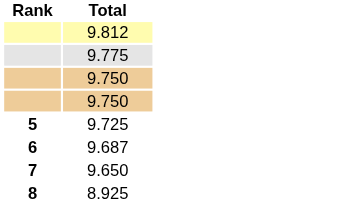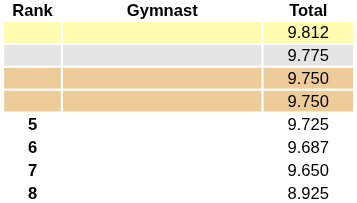+ column: (162, 10)
